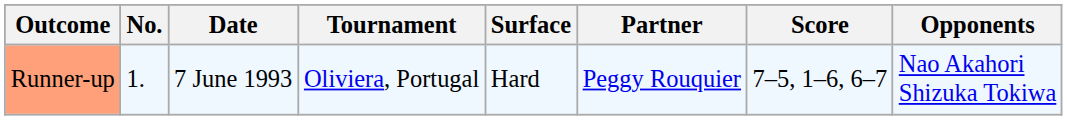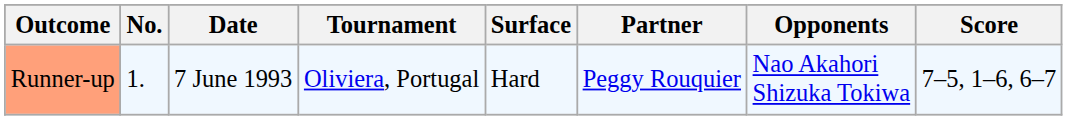columns swapped: (978, 24) <-> (820, 24)
